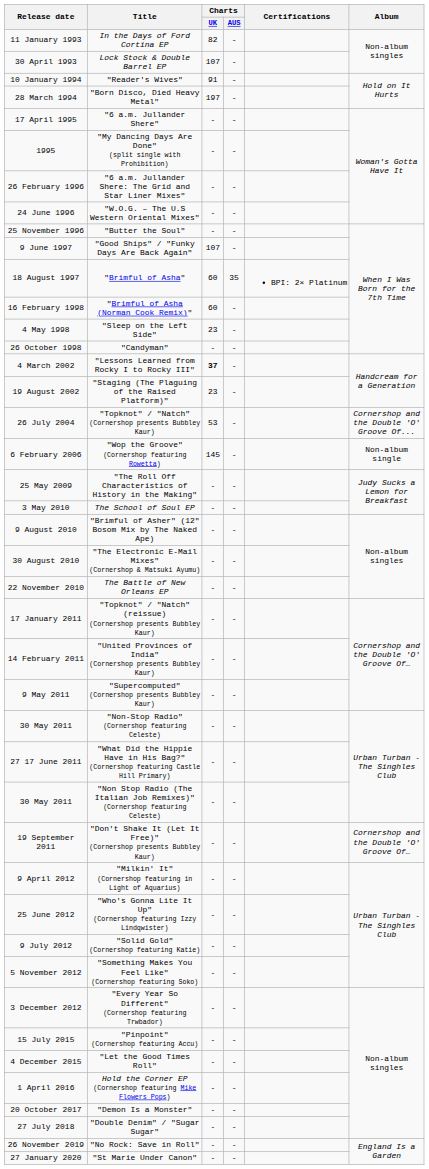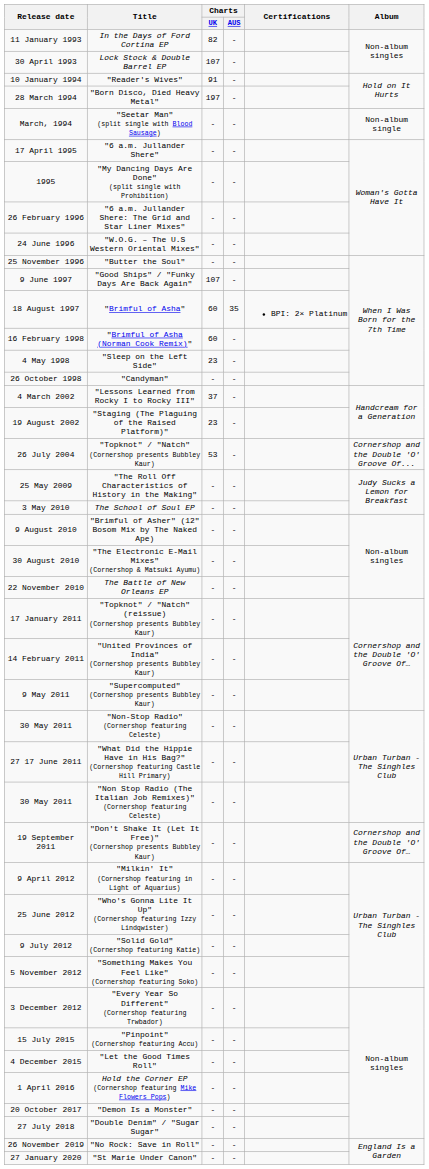+ row: (145, 124)
(213, 365) bold -> (213, 396) normal
- row: (145, 454)
